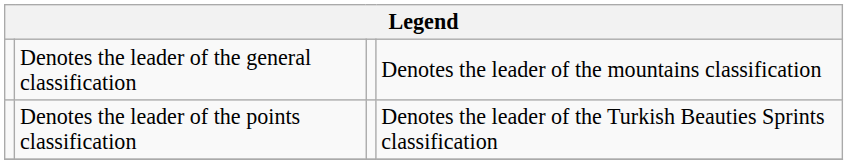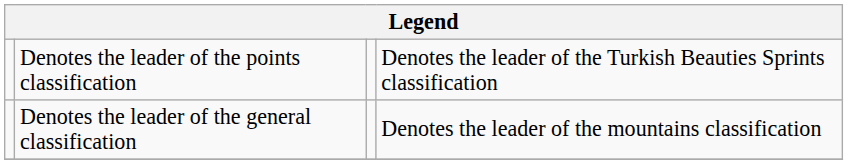rows swapped: (166, 69) <-> (160, 129)
